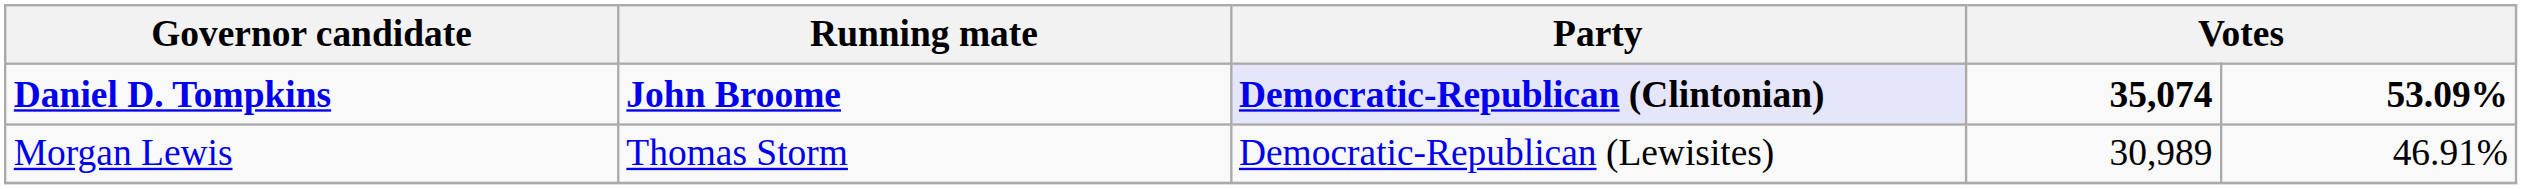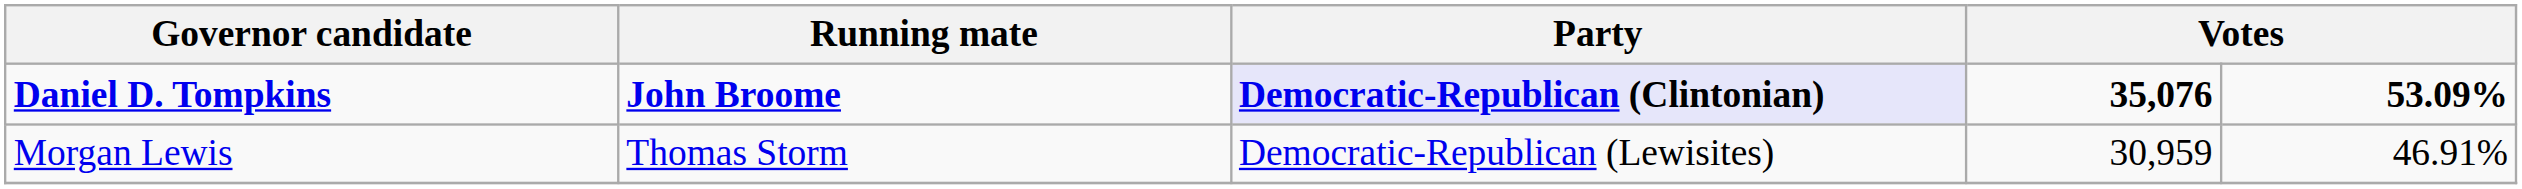(2161, 93) 35,074 -> (2161, 93) 35,076
(2161, 152) 30,989 -> (2161, 152) 30,959
